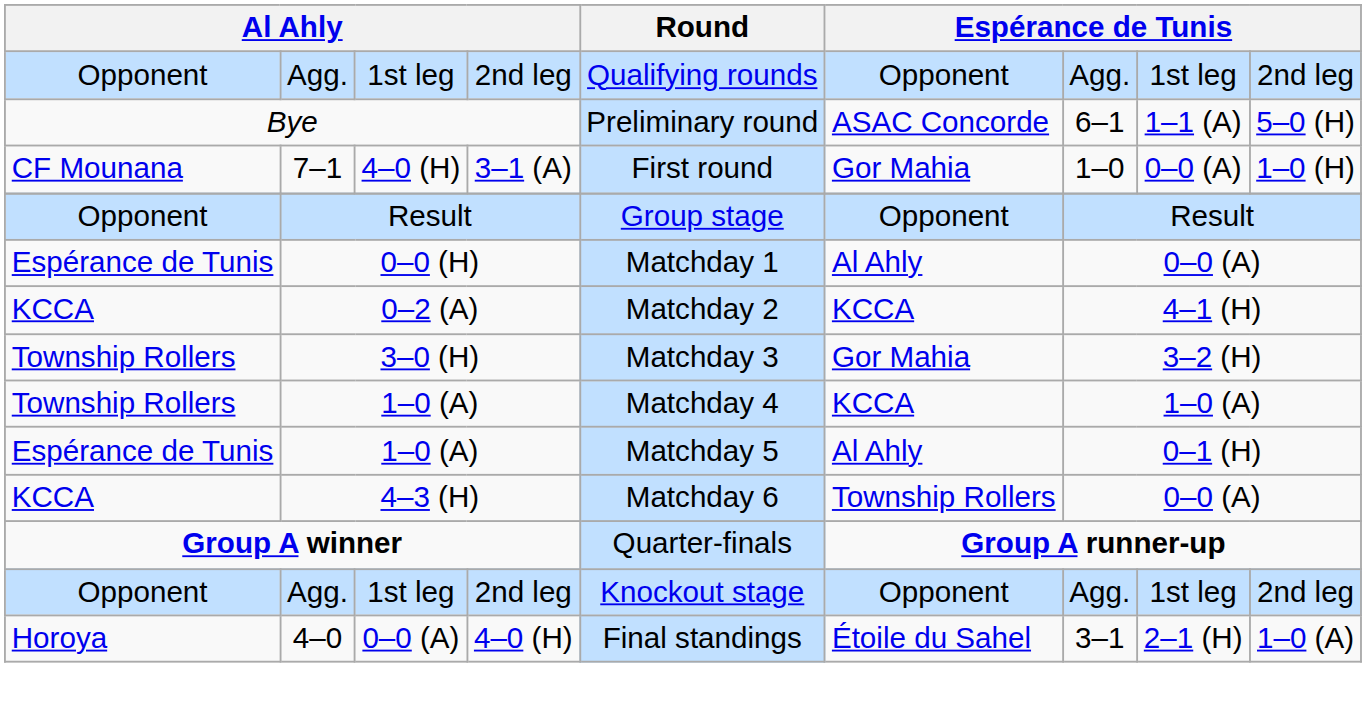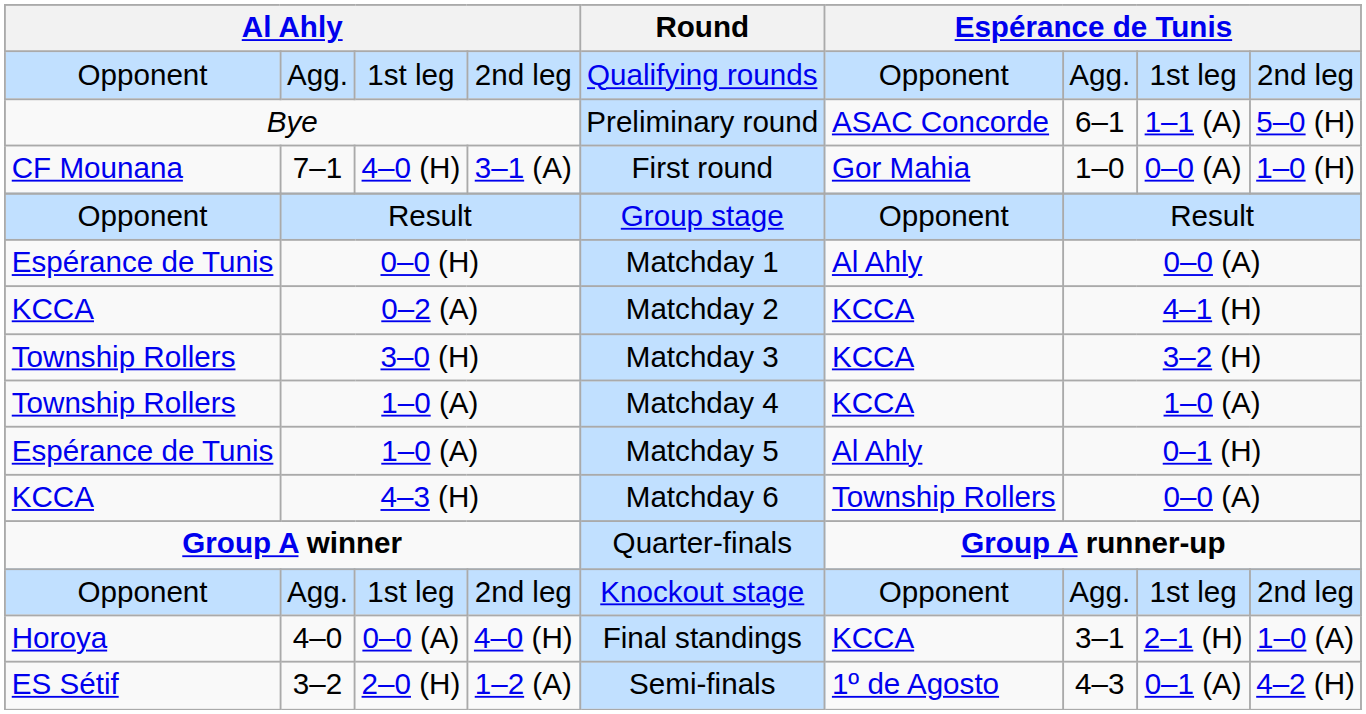(901, 356) Gor Mahia -> (873, 356) KCCA
(931, 638) Étoile du Sahel -> (873, 638) KCCA
+ row: (65, 685)
